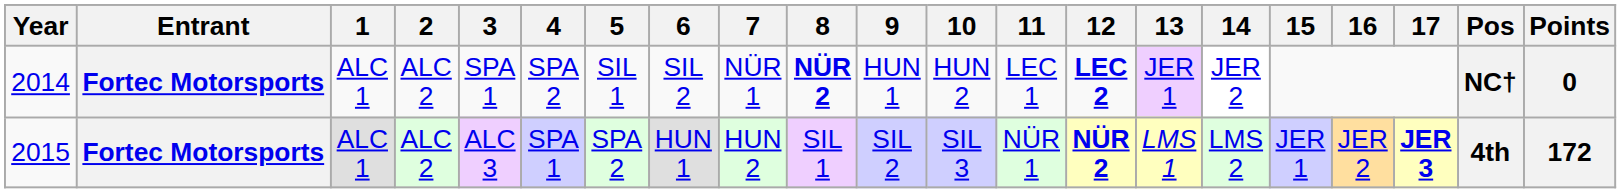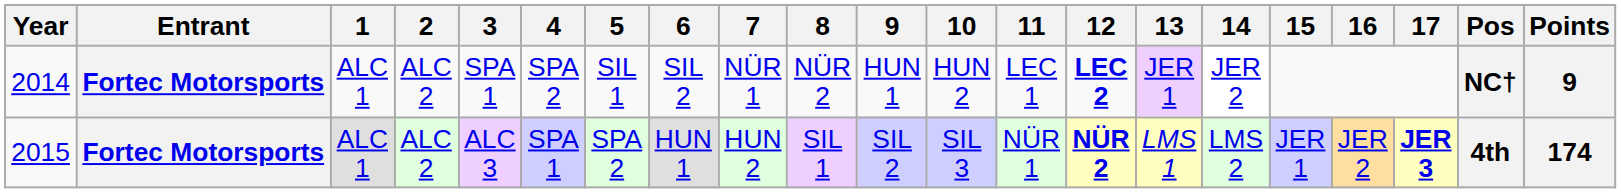(823, 81) bold -> (823, 81) normal
(1570, 81) 0 -> (1570, 81) 9
(1570, 152) 172 -> (1570, 152) 174
